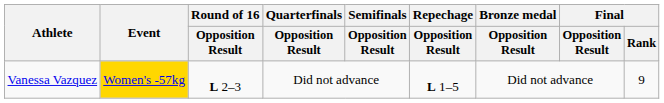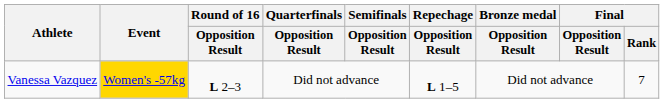(642, 80) 9 -> (642, 80) 7
